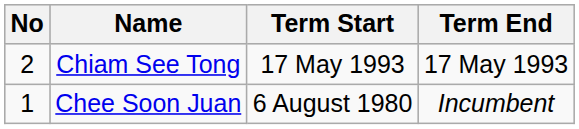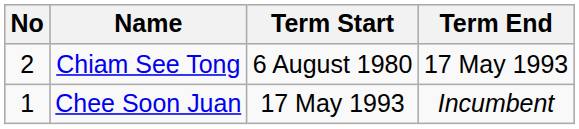(333, 63) 17 May 1993 -> (333, 63) 6 August 1980
(333, 103) 6 August 1980 -> (333, 103) 17 May 1993
